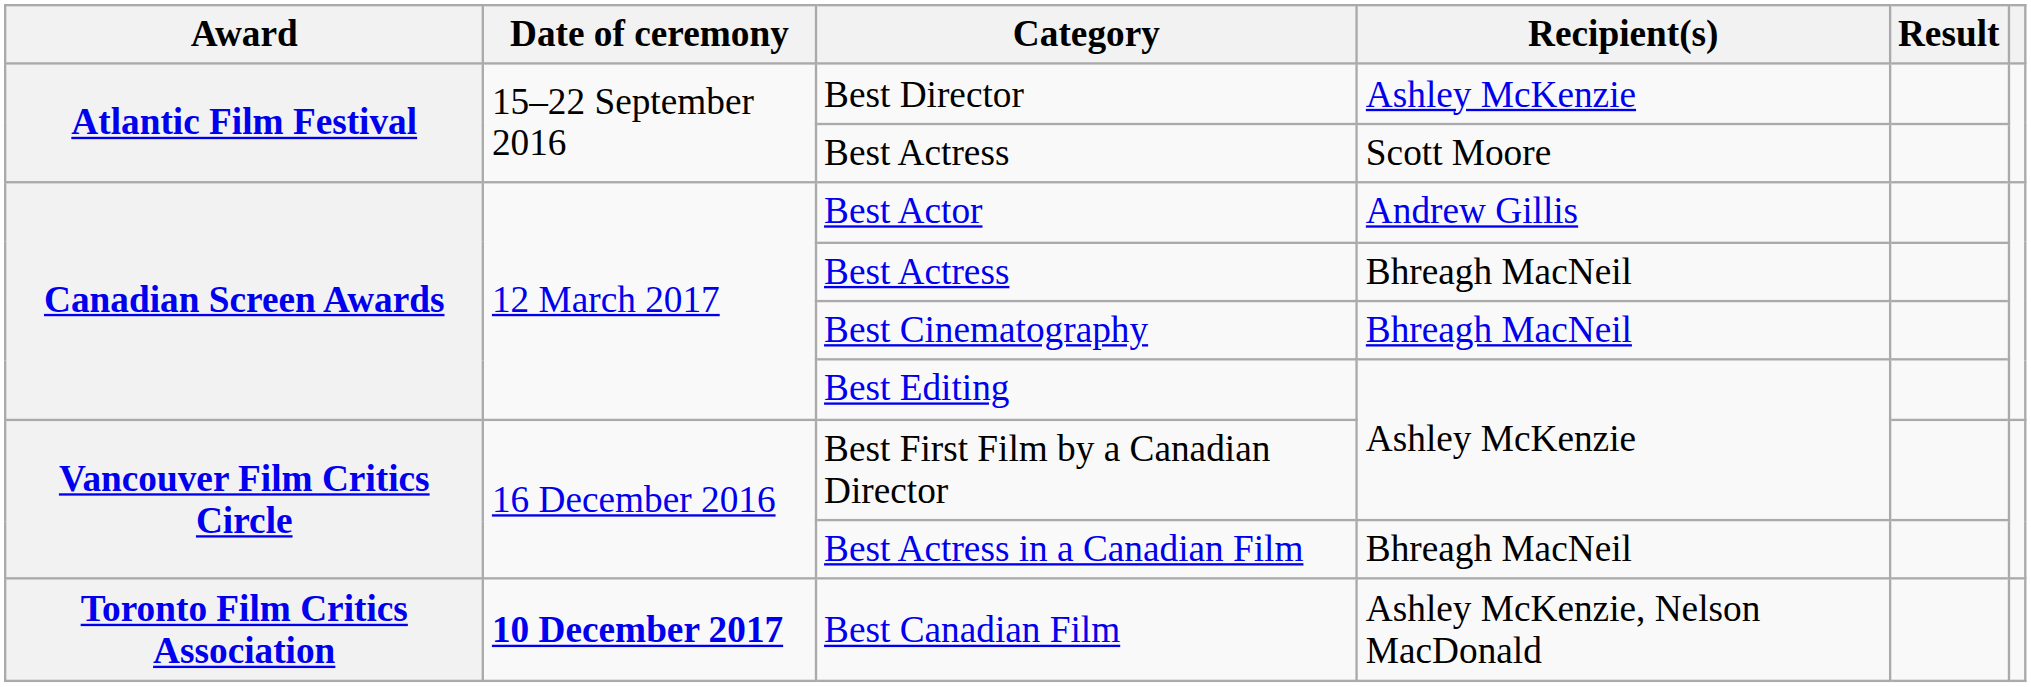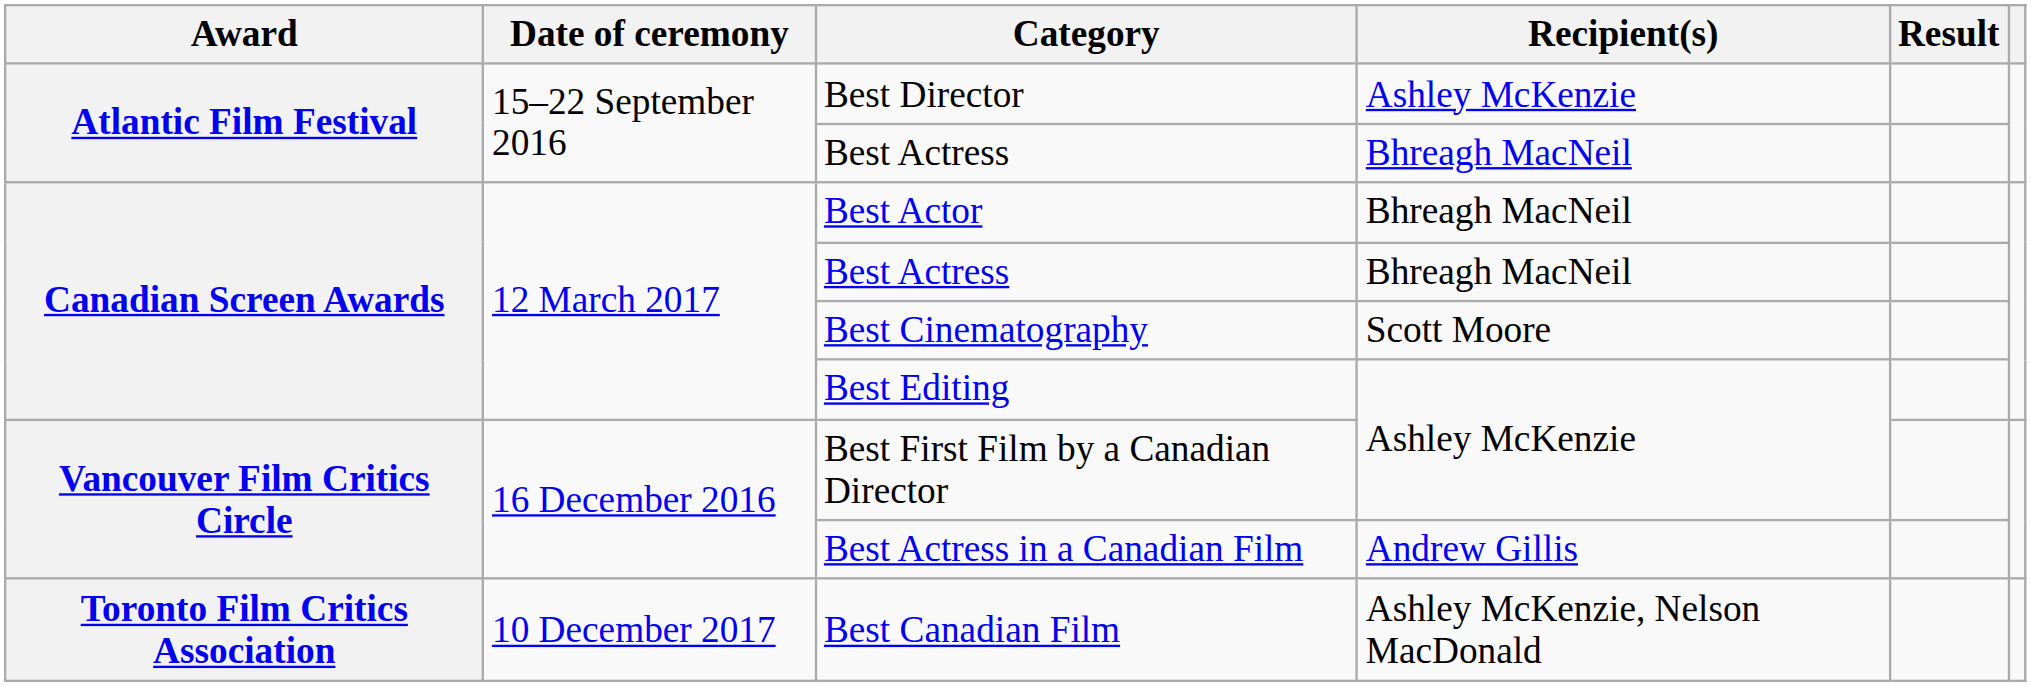(1459, 152) Scott Moore -> (1499, 152) Bhreagh MacNeil
(1472, 211) Andrew Gillis -> (1499, 211) Bhreagh MacNeil
(1499, 329) Bhreagh MacNeil -> (1458, 329) Scott Moore
(1499, 548) Bhreagh MacNeil -> (1472, 548) Andrew Gillis
(638, 629) bold -> (634, 629) normal
